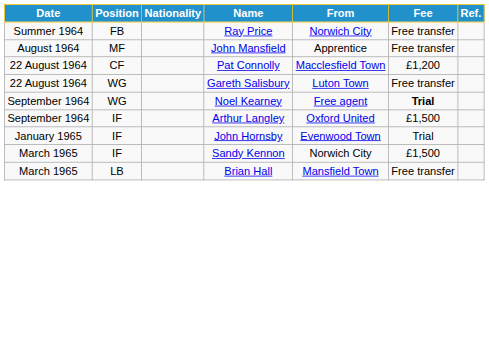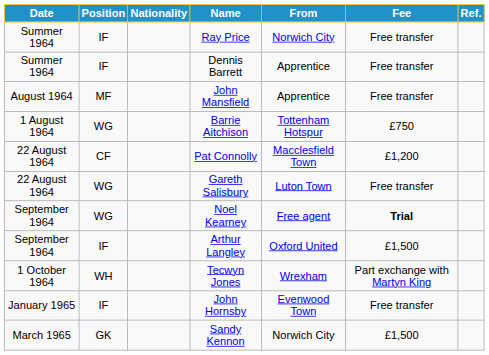(117, 31) FB -> (103, 37) IF
+ row: (226, 67)
+ row: (226, 127)
+ row: (226, 276)
(423, 136) Trial -> (402, 306) Free transfer
(117, 154) IF -> (103, 336) GK
- row: (248, 171)
